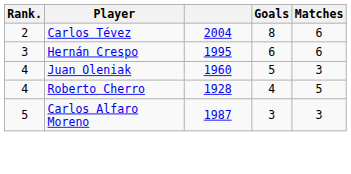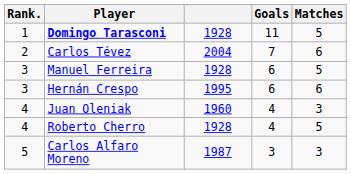+ row: (107, 33)
(272, 33) 8 -> (272, 52) 7
+ row: (100, 70)
(272, 70) 5 -> (272, 108) 4
